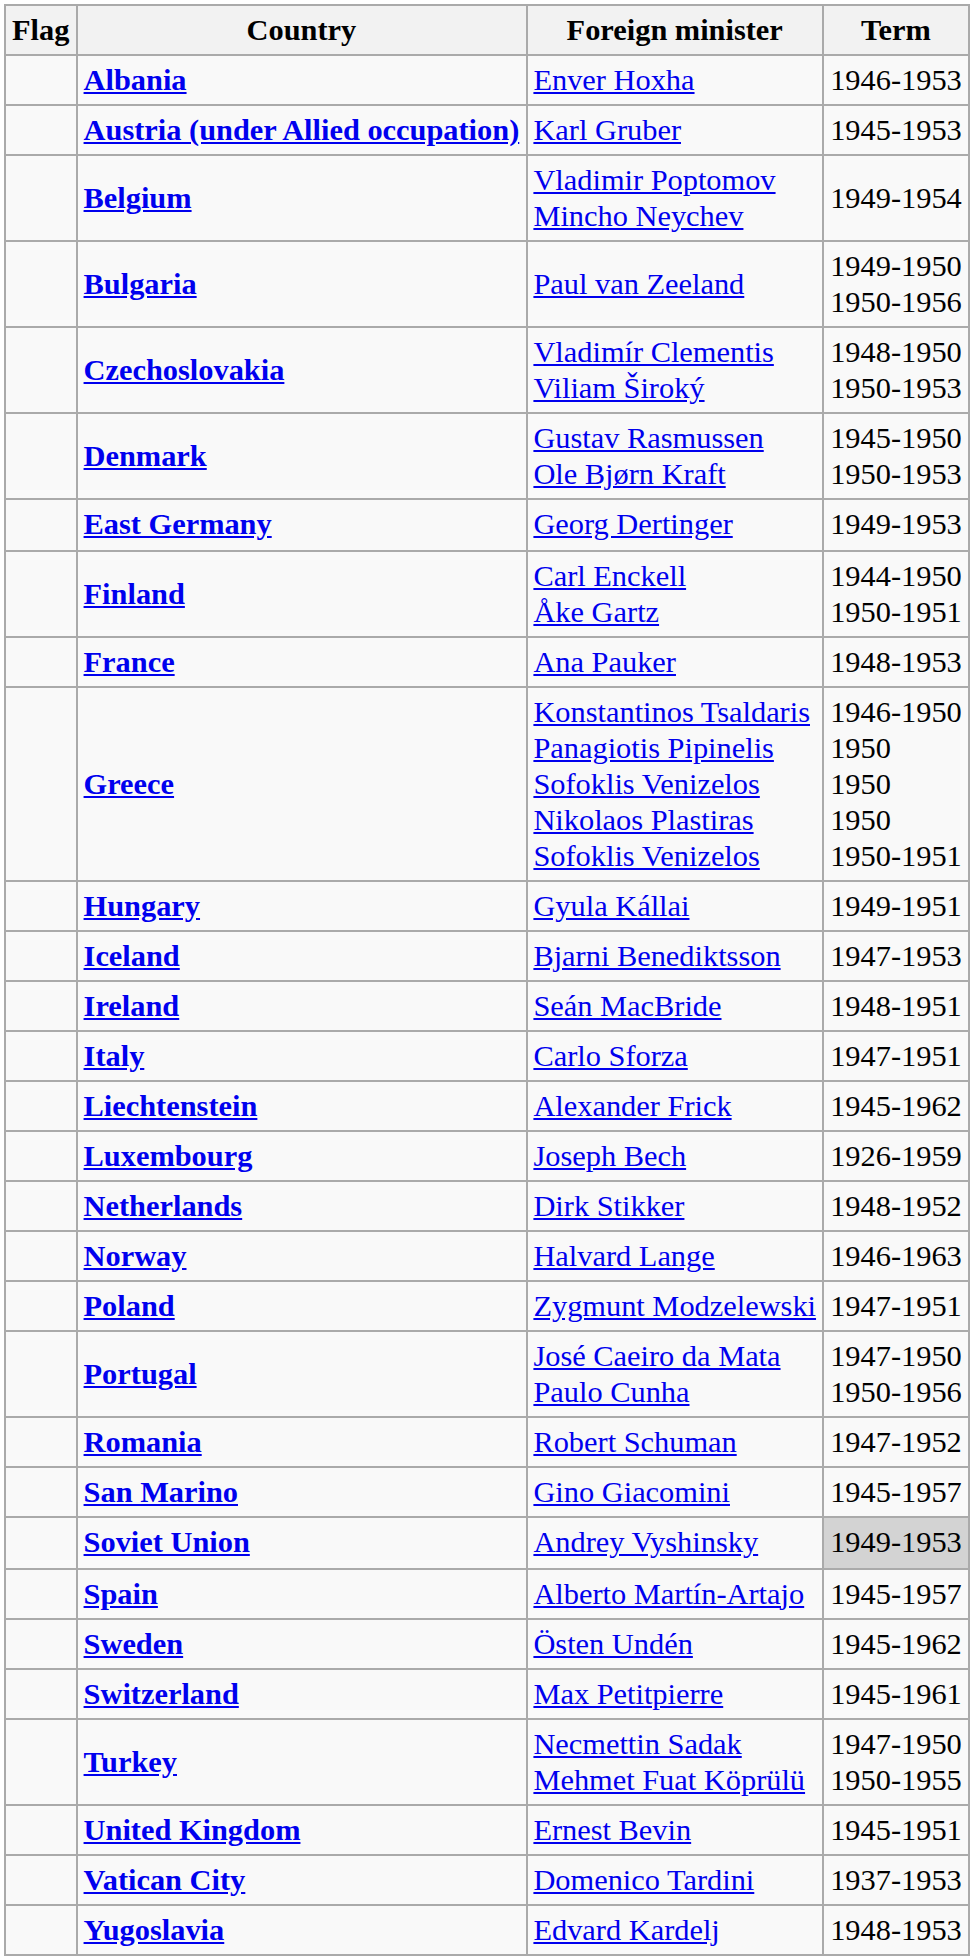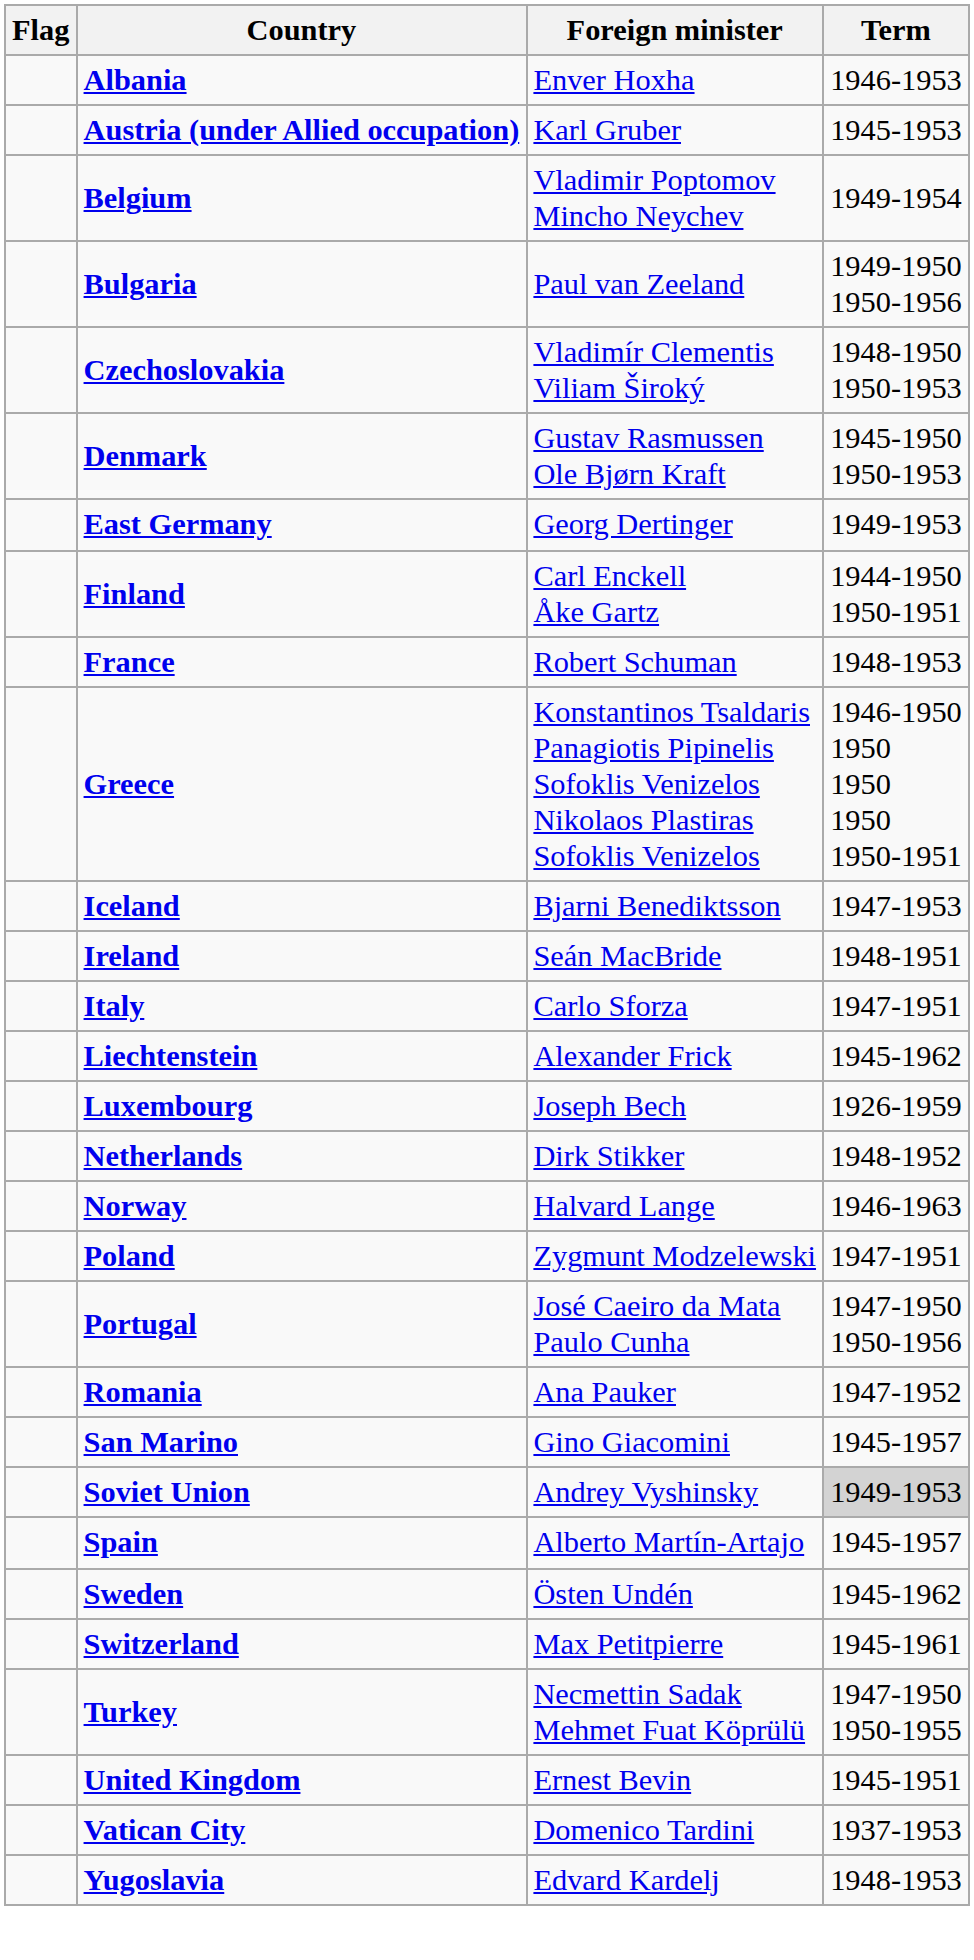(605, 660) Ana Pauker -> (635, 660) Robert Schuman
- row: (142, 905)
(635, 1442) Robert Schuman -> (605, 1392) Ana Pauker
